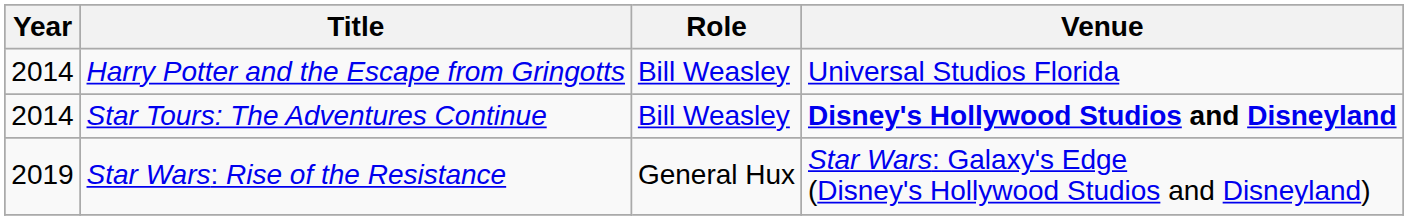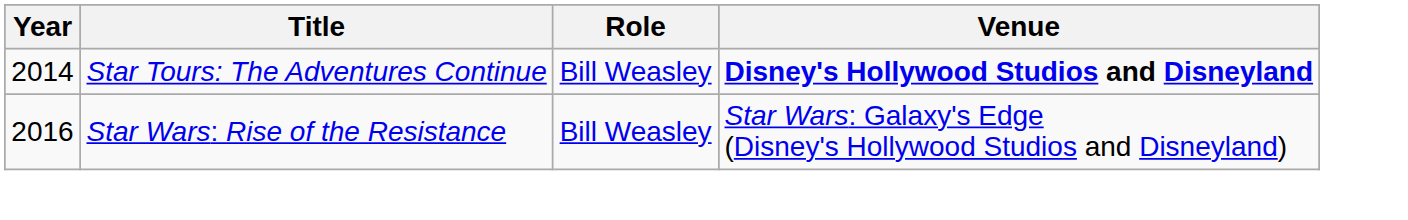- row: (356, 71)
(42, 175) 2019 -> (42, 131) 2016
(716, 175) General Hux -> (636, 131) Bill Weasley
